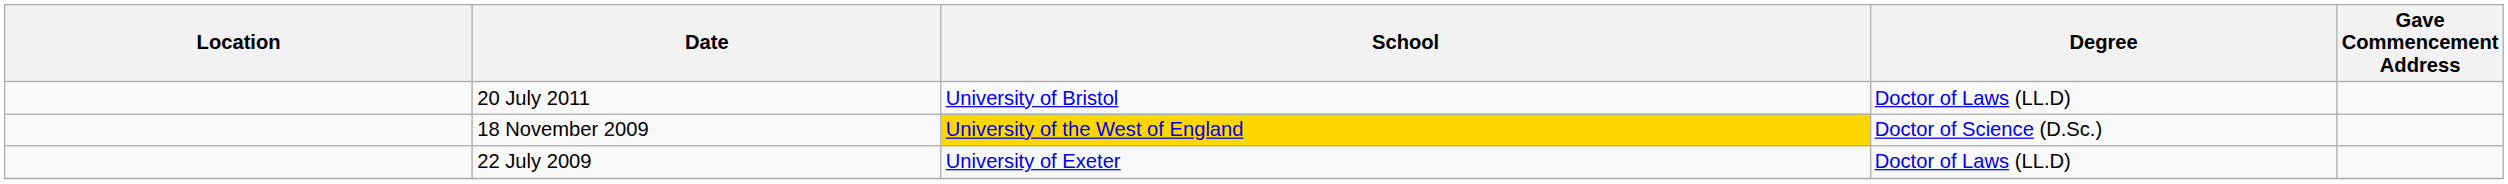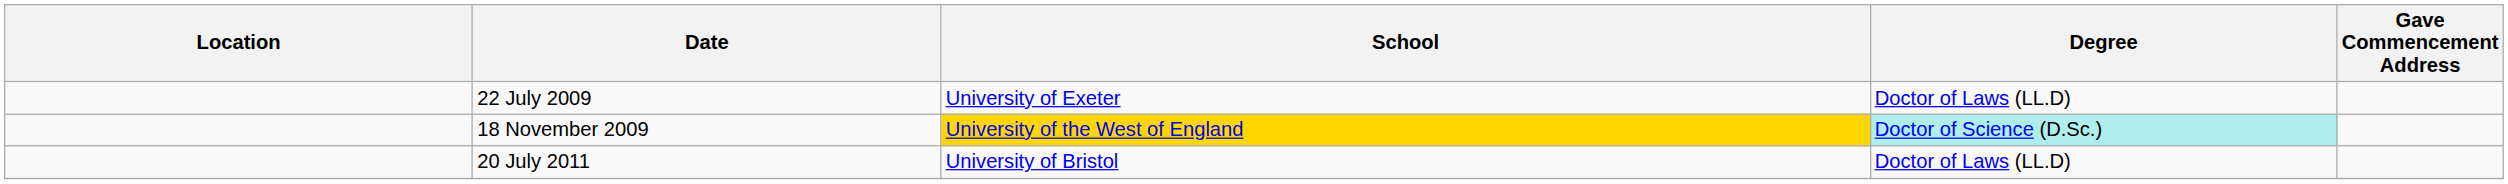rows swapped: (534, 161) <-> (534, 97)
(1988, 129) no background -> (1988, 129) paleturquoise background
